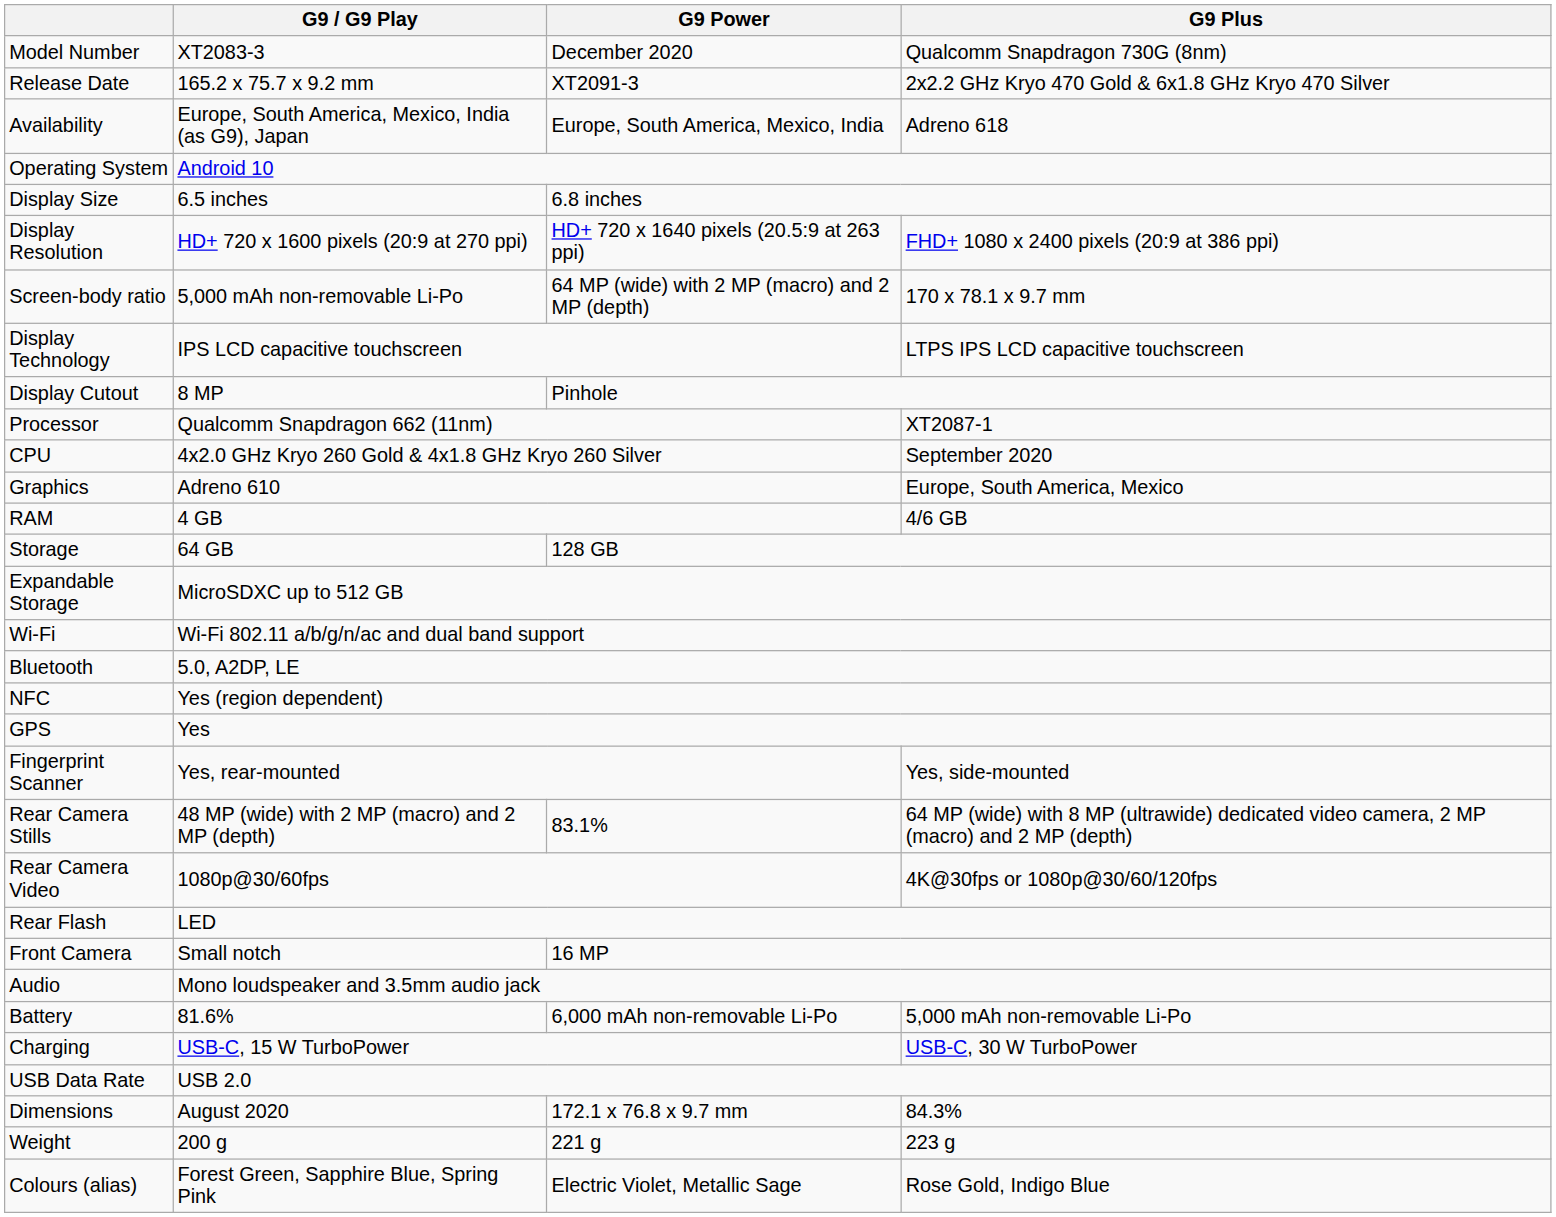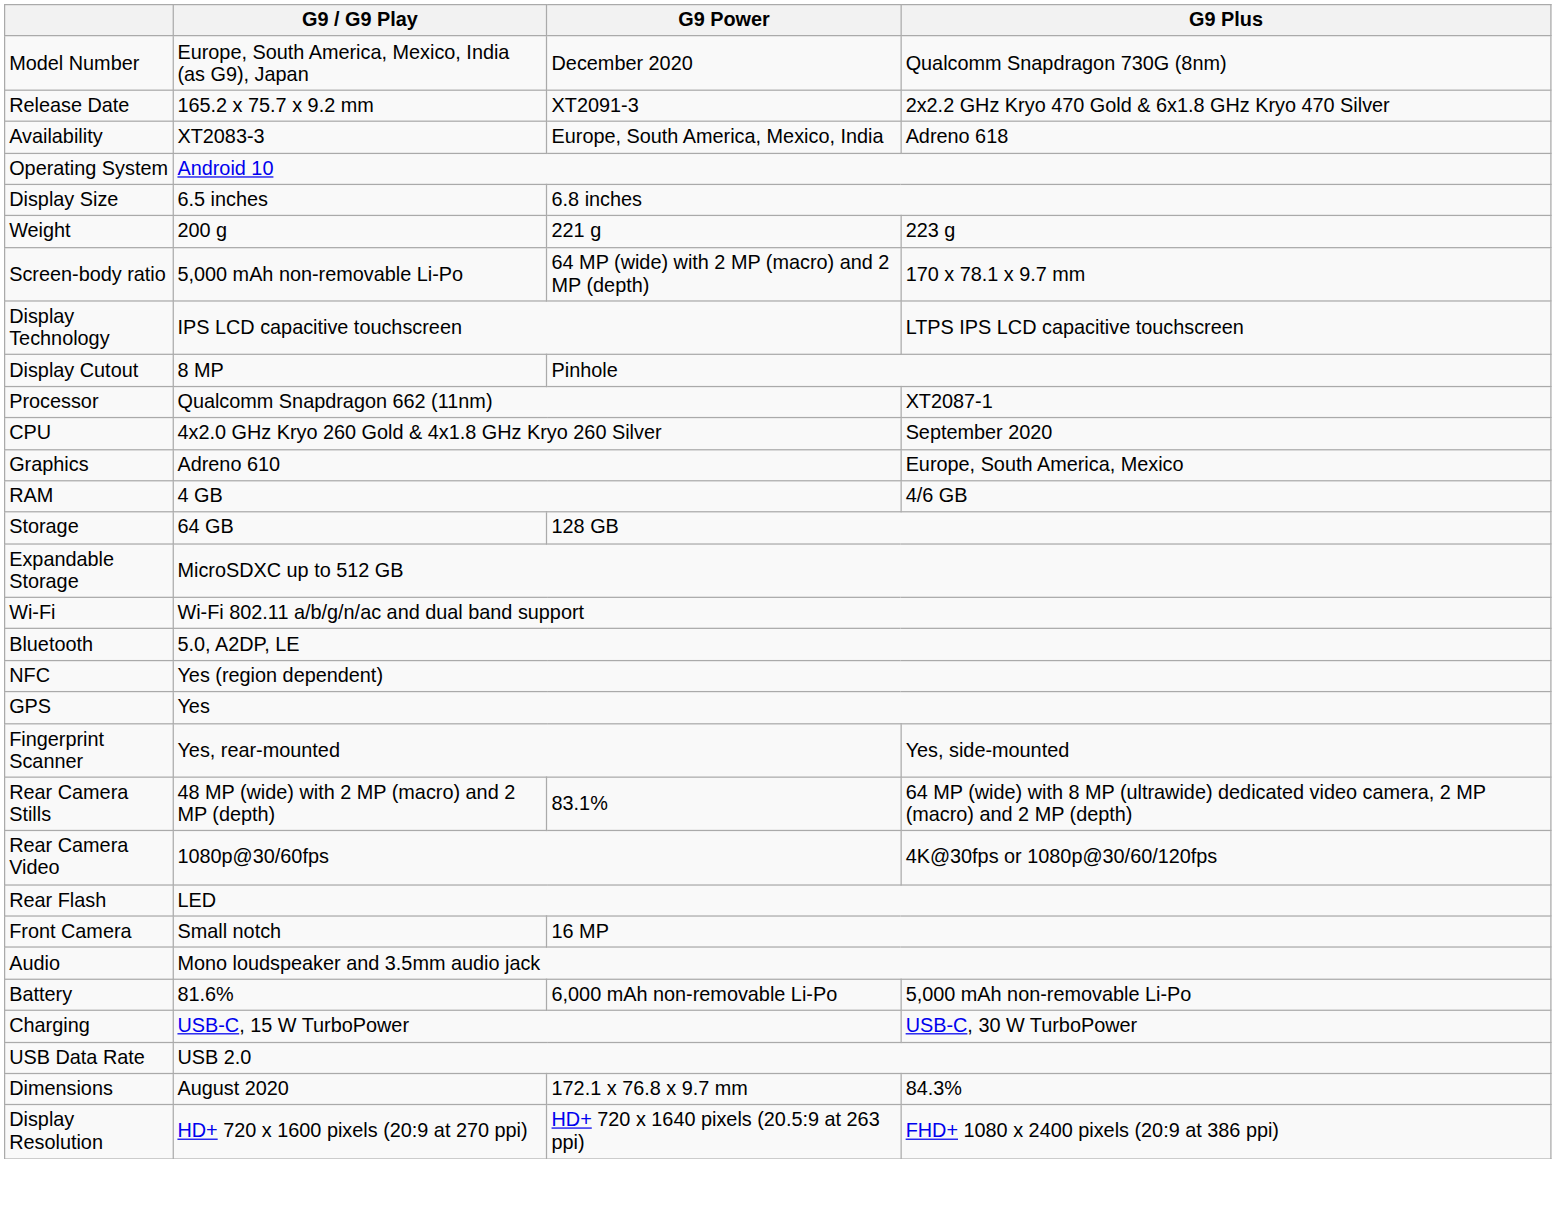(221, 51) XT2083-3 -> (343, 62) Europe, South America, Mexico, India (as G9), Japan
(343, 125) Europe, South America, Mexico, India (as G9), Japan -> (221, 136) XT2083-3
rows swapped: (56, 242) <-> (40, 1142)
- row: (73, 1185)
